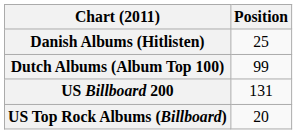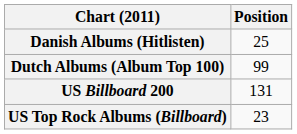(261, 116) 20 -> (261, 116) 23
